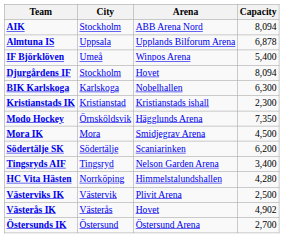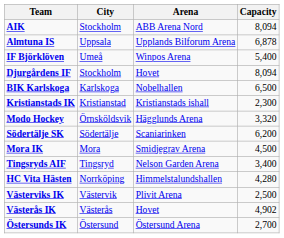(266, 88) 6,300 -> (266, 88) 6,500
(266, 118) 7,350 -> (266, 118) 3,320
rows swapped: (25, 133) <-> (35, 149)
